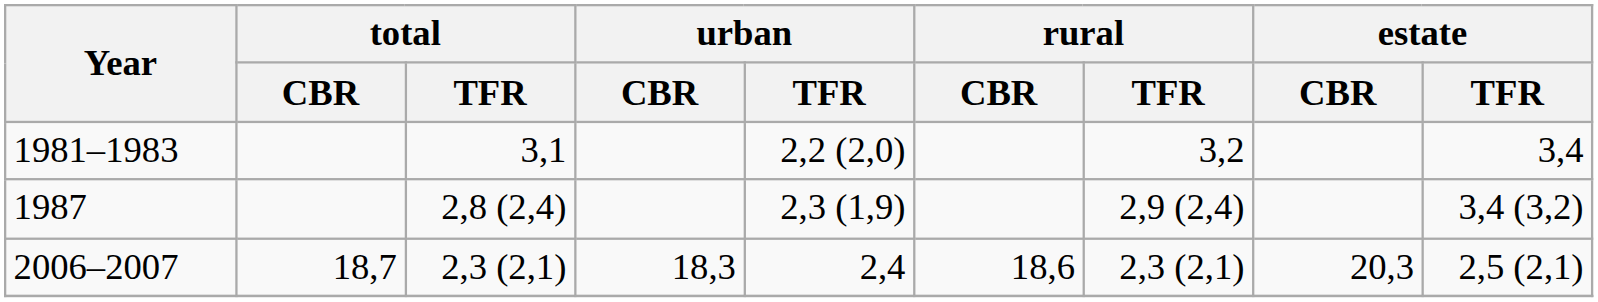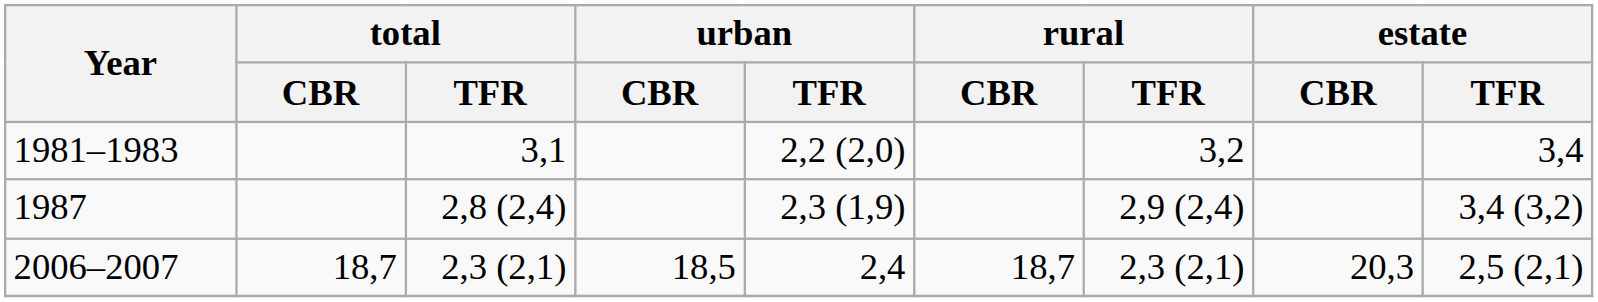(704, 265) 18,3 -> (704, 265) 18,5
(1043, 265) 18,6 -> (1043, 265) 18,7
